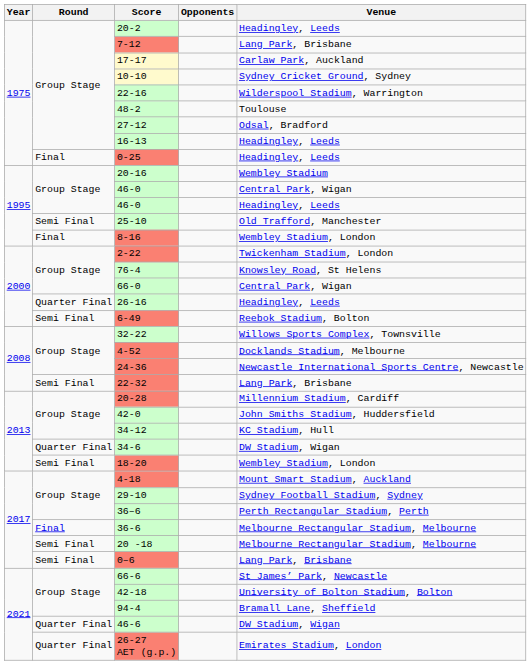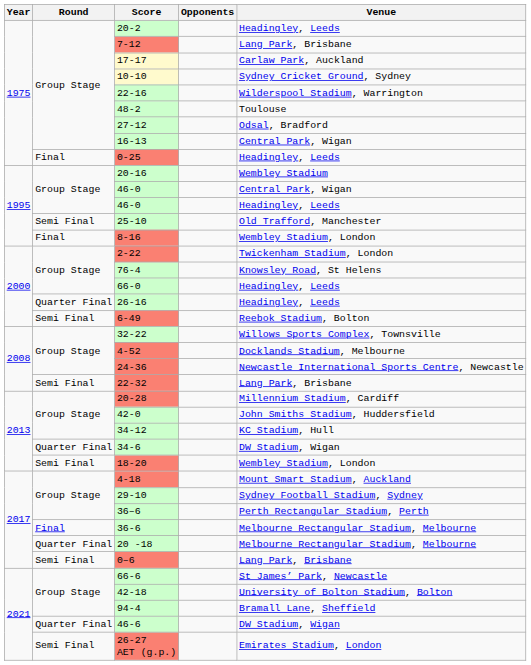(289, 141) Headingley, Leeds -> (295, 141) Central Park, Wigan
(295, 286) Central Park, Wigan -> (289, 286) Headingley, Leeds
(65, 544) Semi Final -> (74, 544) Quarter Final
(74, 646) Quarter Final -> (65, 646) Semi Final
